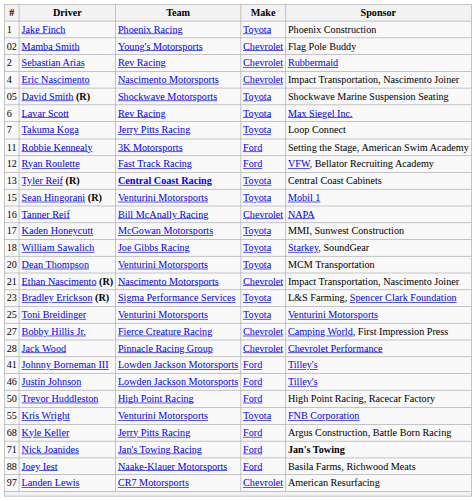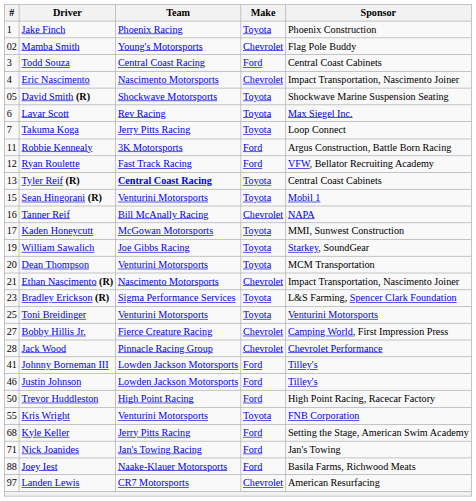- row: (53, 63)
+ row: (46, 63)
(378, 147) Setting the Stage, American Swim Academy -> (370, 147) Argus Construction, Battle Born Racing
(12, 248) 18 -> (12, 248) 19
(370, 432) Argus Construction, Battle Born Racing -> (378, 432) Setting the Stage, American Swim Academy
(316, 449) bold -> (314, 449) normal
